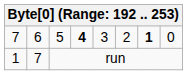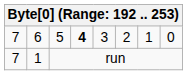(149, 37) bold -> (149, 37) normal
(16, 59) 1 -> (16, 59) 7
(38, 59) 7 -> (38, 59) 1
